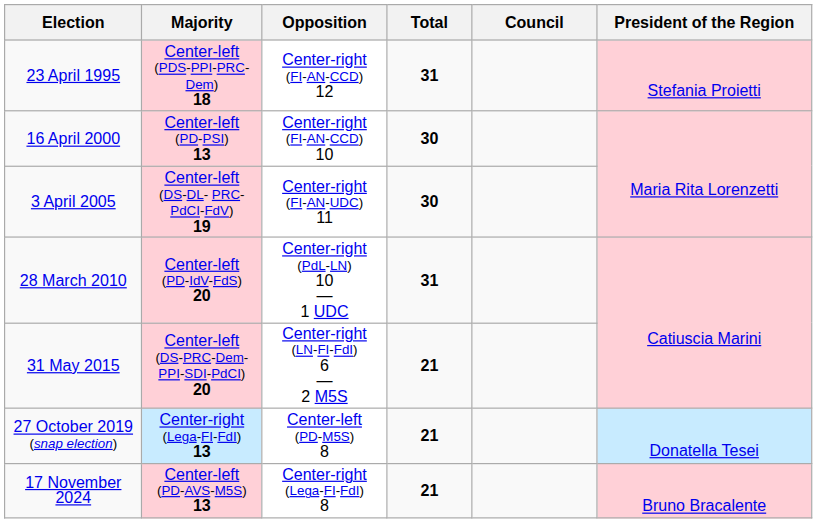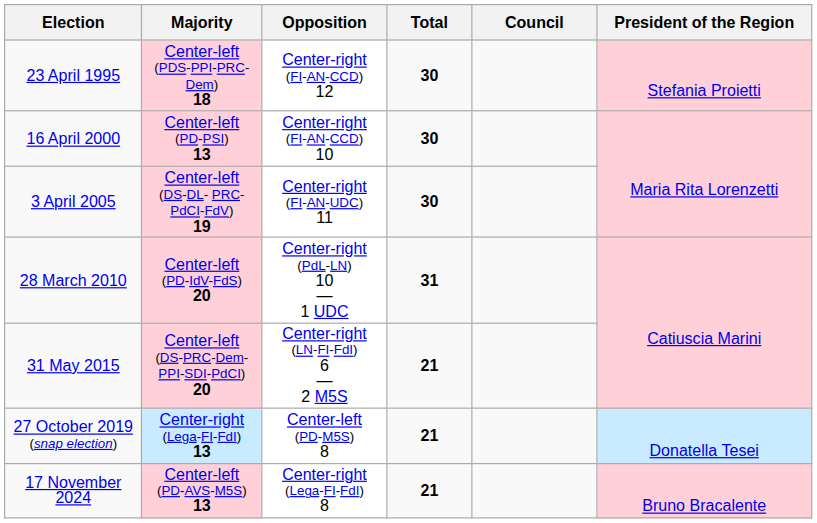(429, 75) 31 -> (429, 75) 30
